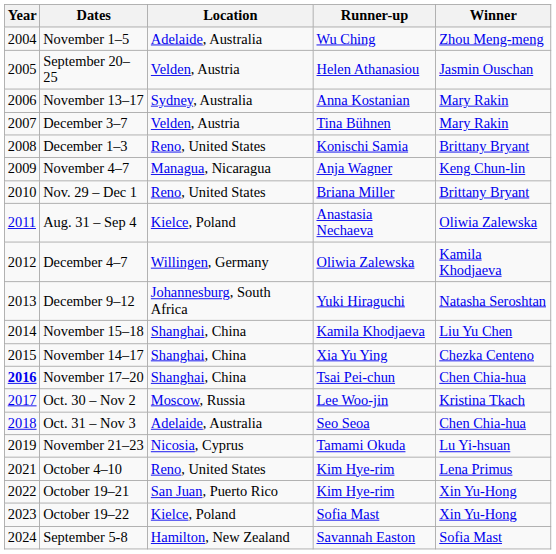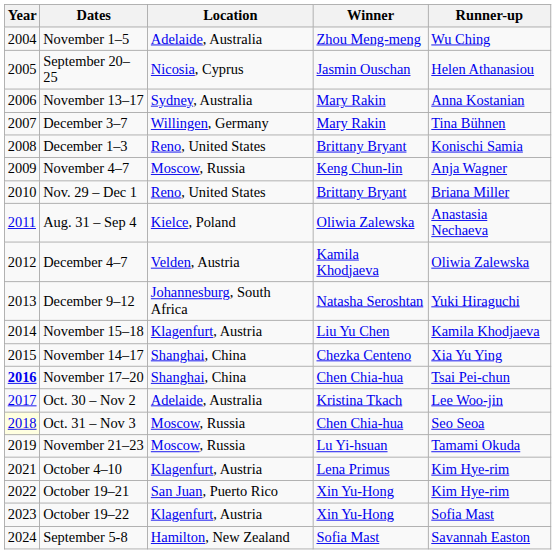columns swapped: (493, 15) <-> (375, 15)
(195, 69) Velden, Austria -> (197, 69) Nicosia, Cyprus
(195, 123) Velden, Austria -> (210, 123) Willingen, Germany
(211, 169) Managua, Nicaragua -> (198, 169) Moscow, Russia
(210, 261) Willingen, Germany -> (195, 261) Velden, Austria
(198, 331) Shanghai, China -> (206, 331) Klagenfurt, Austria
(198, 400) Moscow, Russia -> (206, 400) Adelaide, Australia
(22, 423) no background -> (22, 423) lightyellow background
(206, 423) Adelaide, Australia -> (198, 423) Moscow, Russia
(197, 446) Nicosia, Cyprus -> (198, 446) Moscow, Russia
(208, 468) Reno, United States -> (206, 468) Klagenfurt, Austria
(193, 514) Kielce, Poland -> (206, 514) Klagenfurt, Austria
